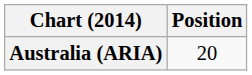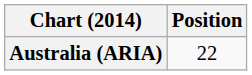(207, 53) 20 -> (207, 53) 22
